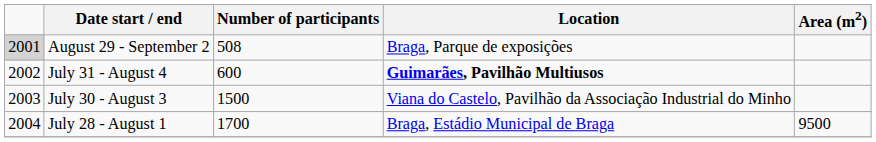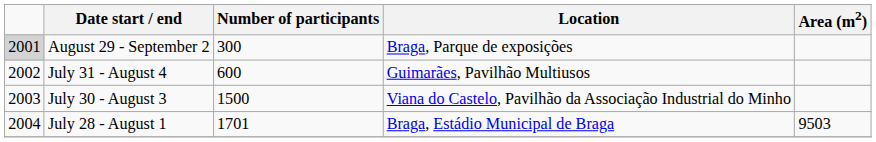(229, 47) 508 -> (229, 47) 300
(495, 72) bold -> (488, 72) normal
(233, 124) 1700 -> (233, 124) 1701
(815, 124) 9500 -> (815, 124) 9503
